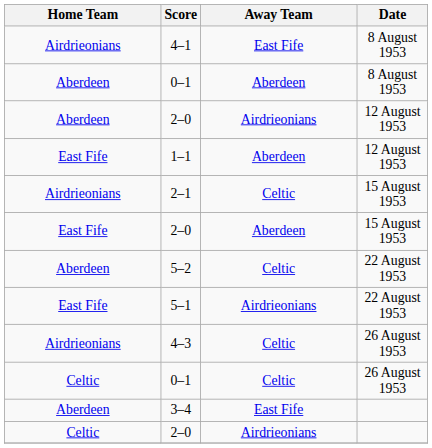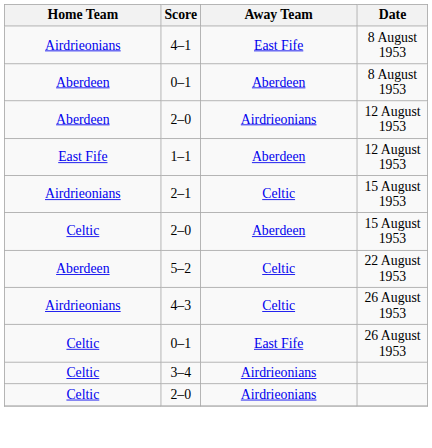(83, 231) East Fife -> (83, 231) Celtic
- row: (181, 306)
(279, 380) Celtic -> (279, 343) East Fife
(83, 410) Aberdeen -> (83, 372) Celtic
(279, 410) East Fife -> (279, 372) Airdrieonians
